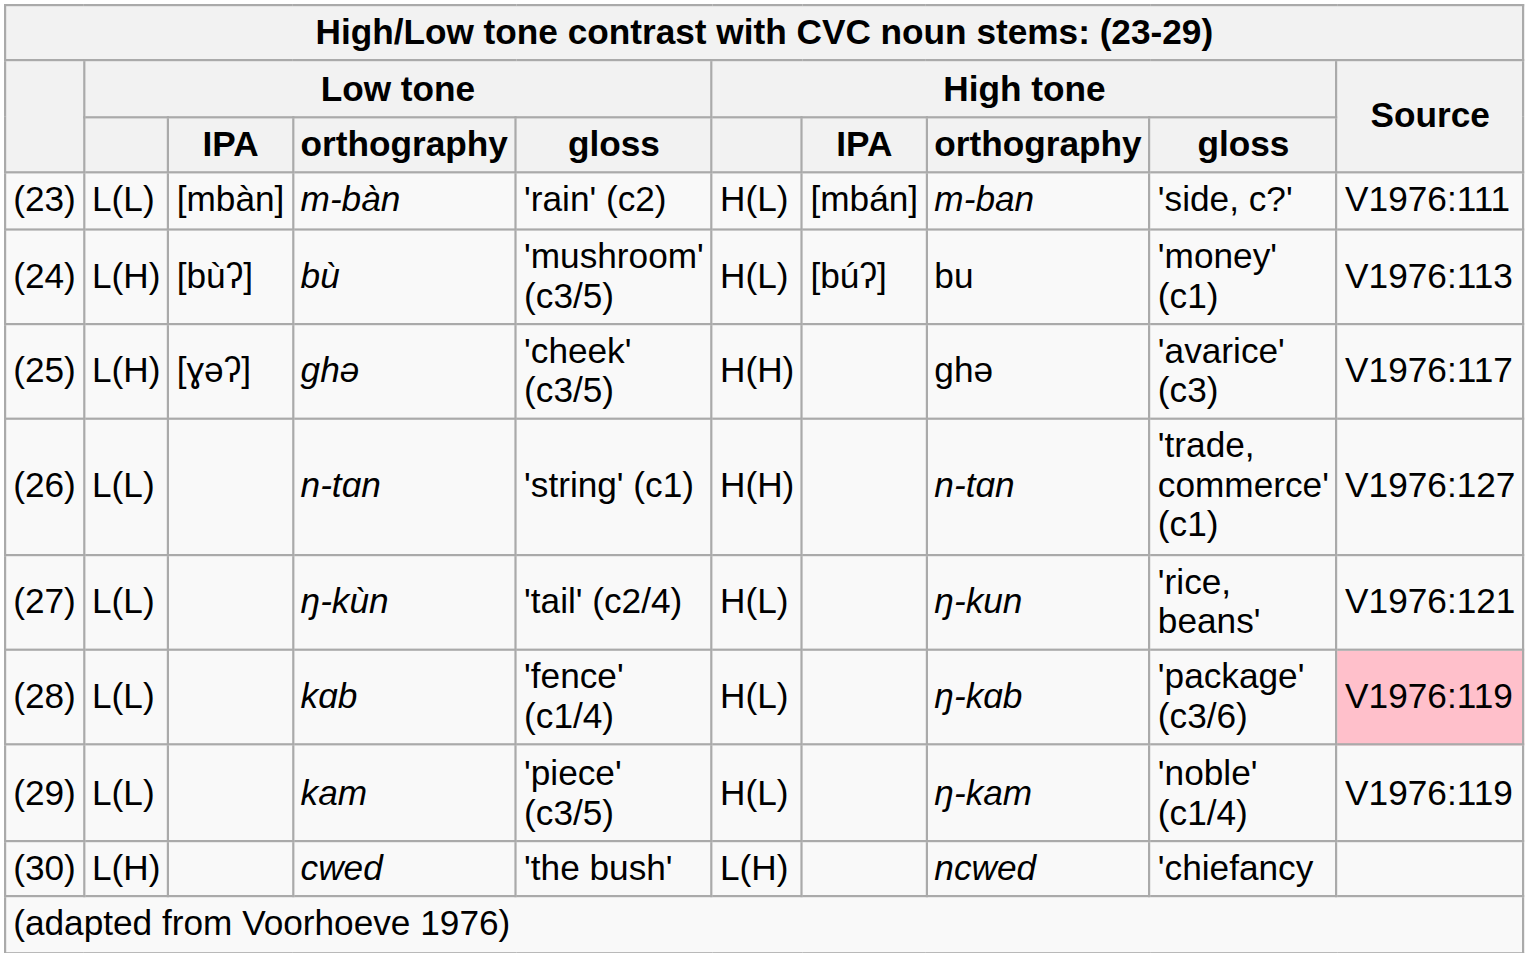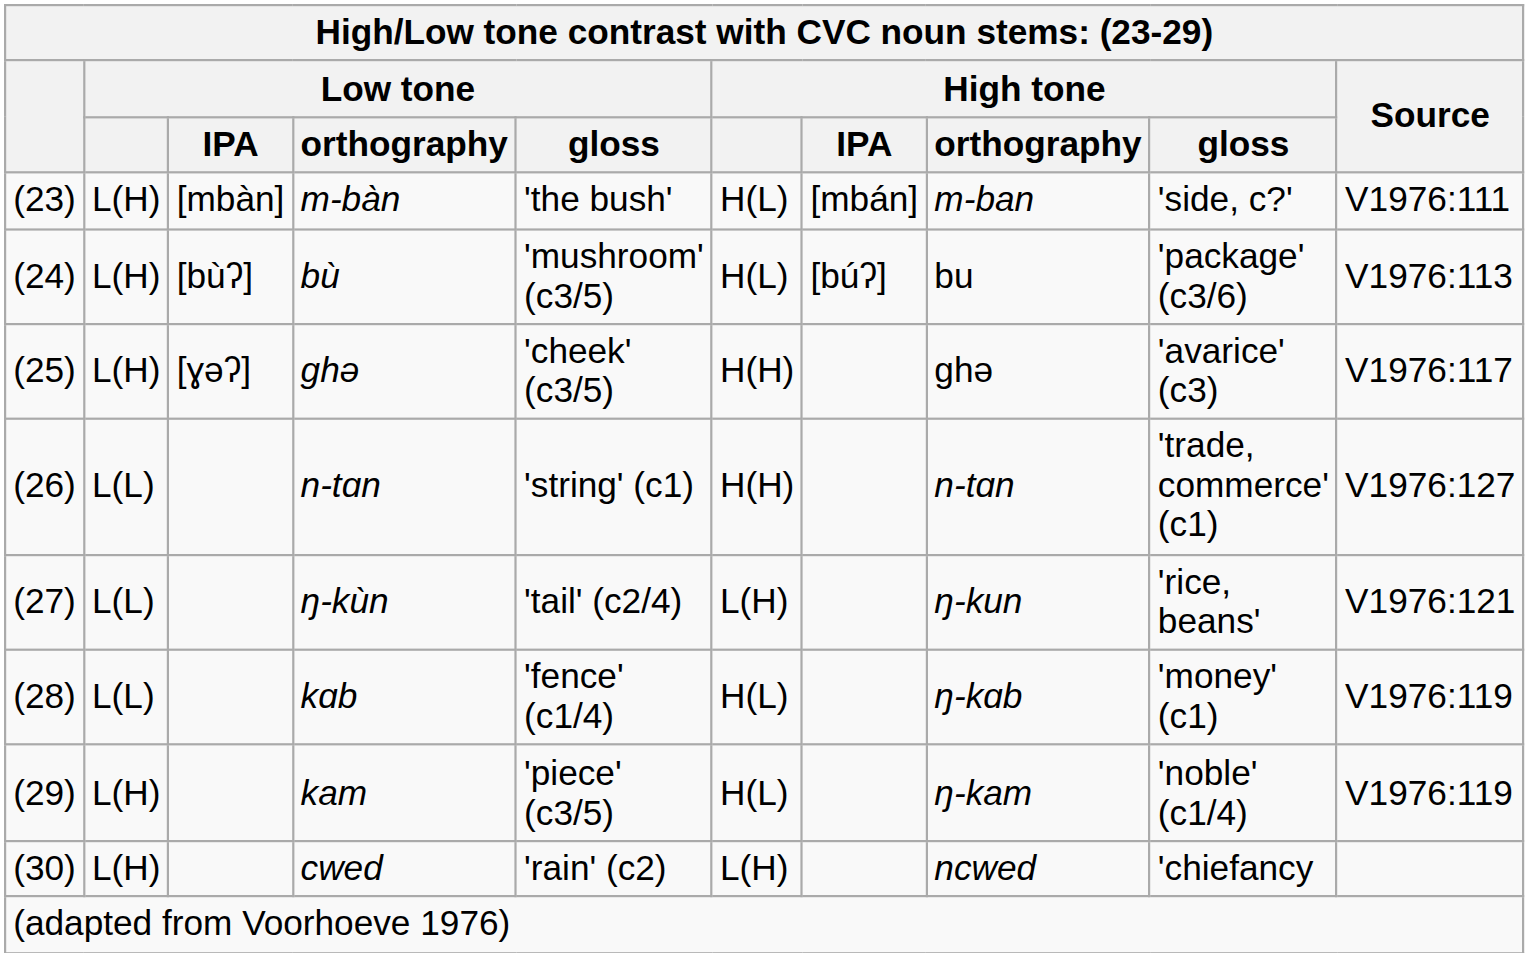(123, 199) L(L) -> (126, 199) L(H)
(595, 199) 'rain' (c2) -> (598, 199) 'the bush'
(1217, 275) 'money' (c1) -> (1231, 275) 'package' (c3/6)
(754, 601) H(L) -> (754, 601) L(H)
(1231, 696) 'package' (c3/6) -> (1217, 696) 'money' (c1)
(1429, 696) pink background -> (1429, 696) no background
(123, 792) L(L) -> (126, 792) L(H)
(598, 867) 'the bush' -> (595, 867) 'rain' (c2)
